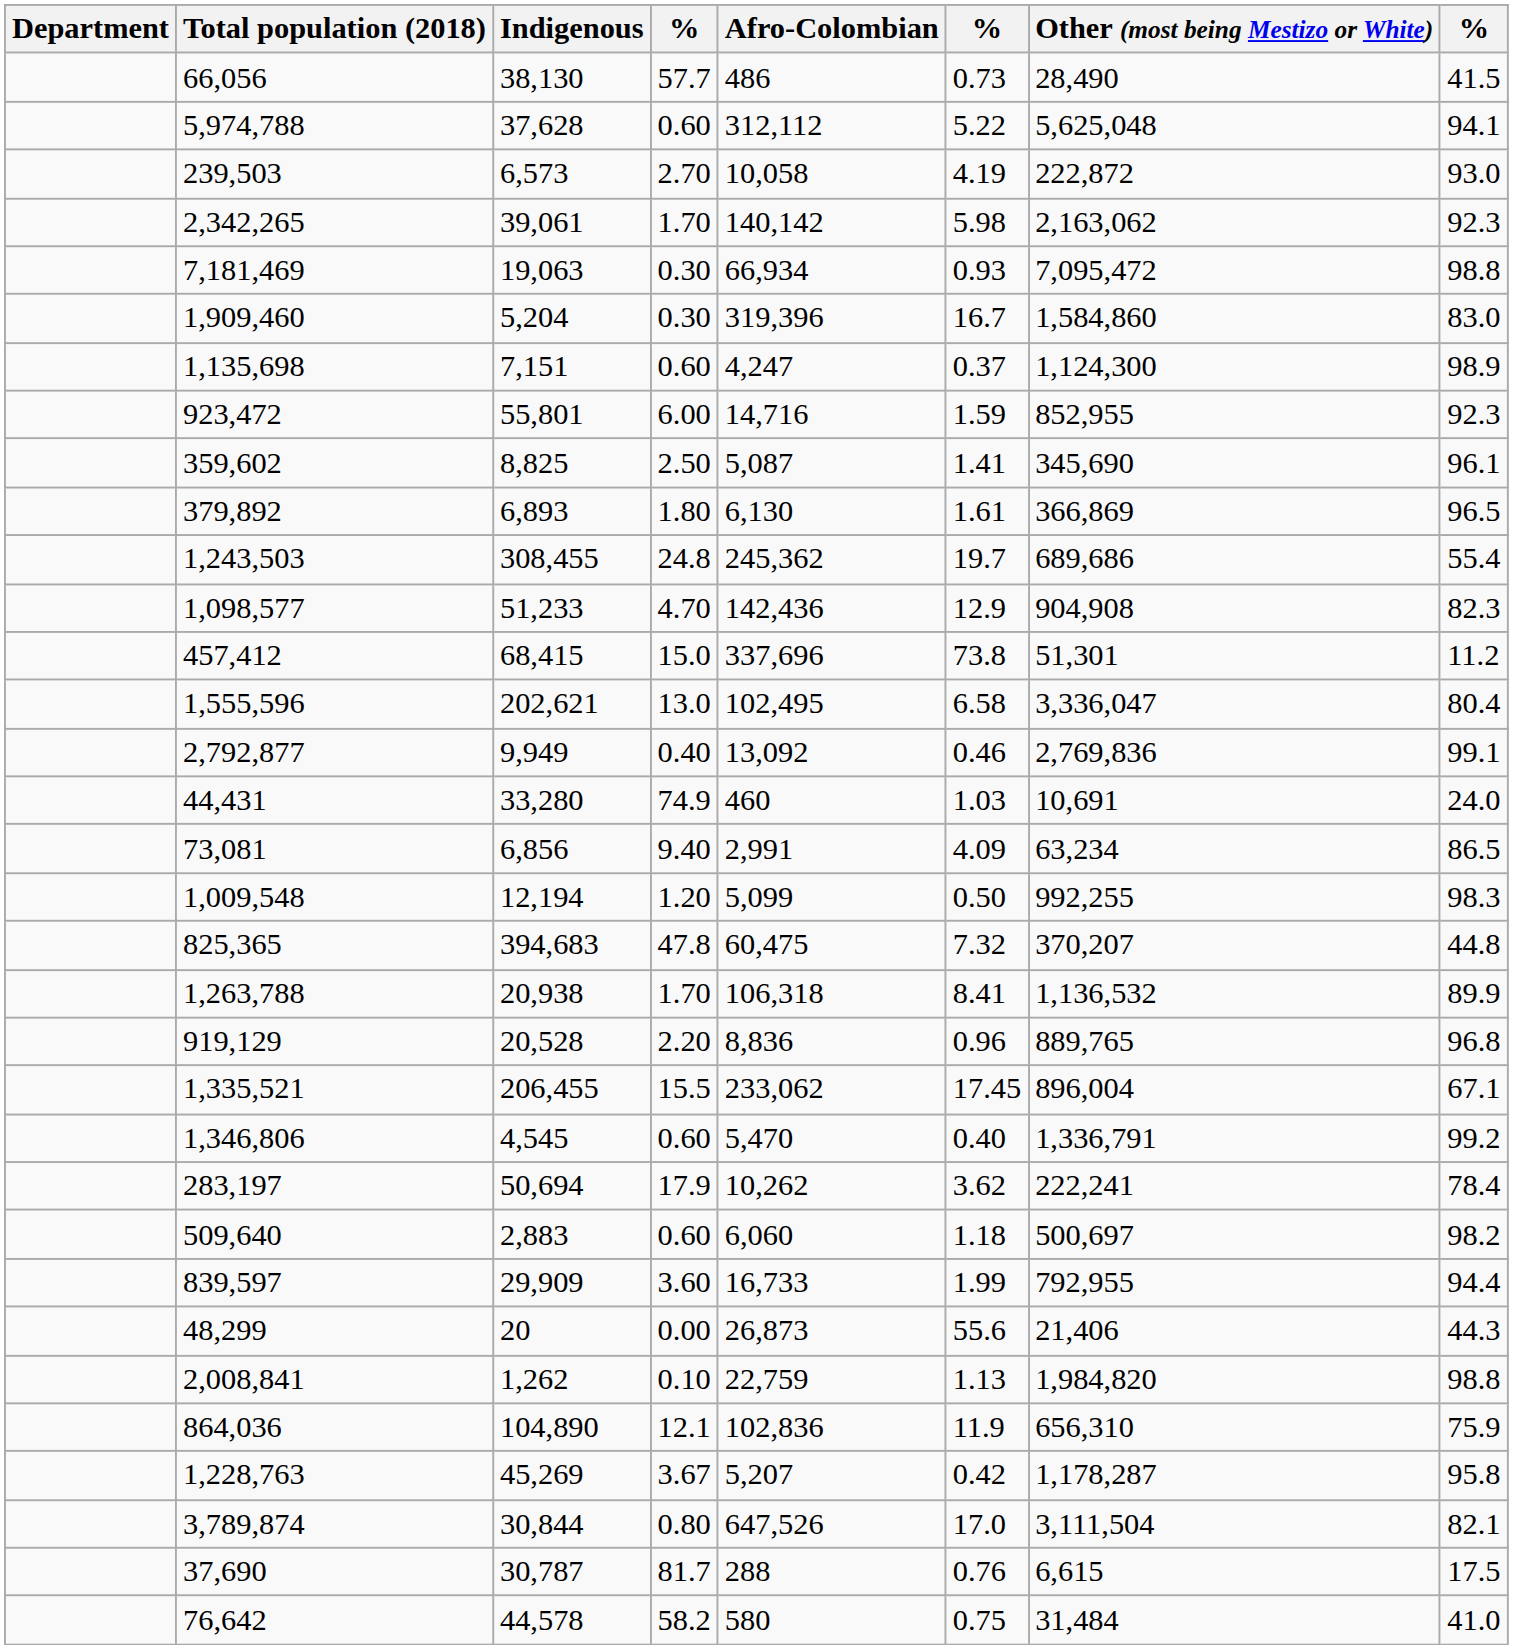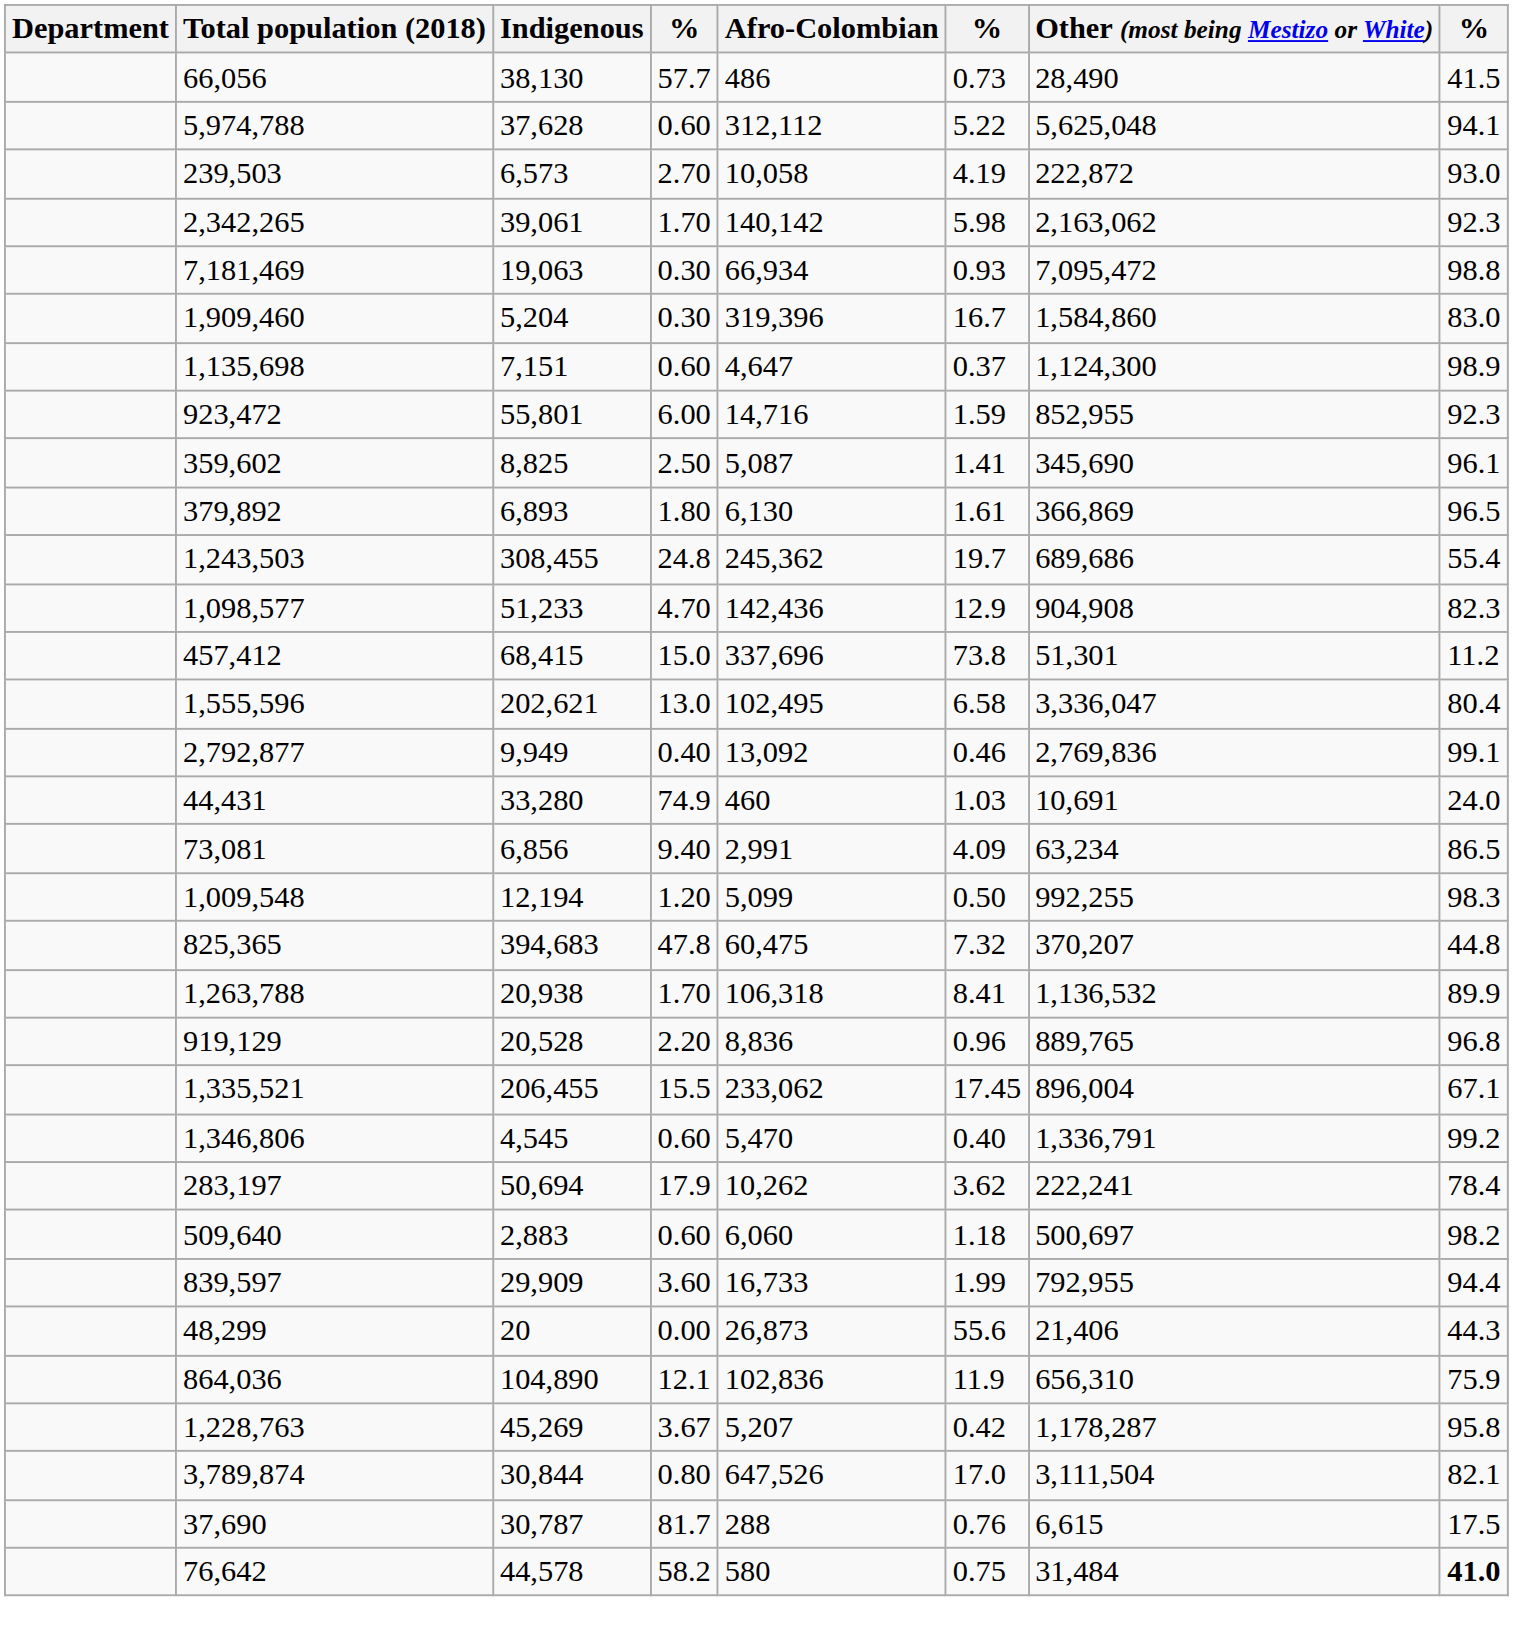(759, 366) 4,247 -> (759, 366) 4,647
- row: (244, 1378)
(1474, 1619) normal -> (1474, 1571) bold
